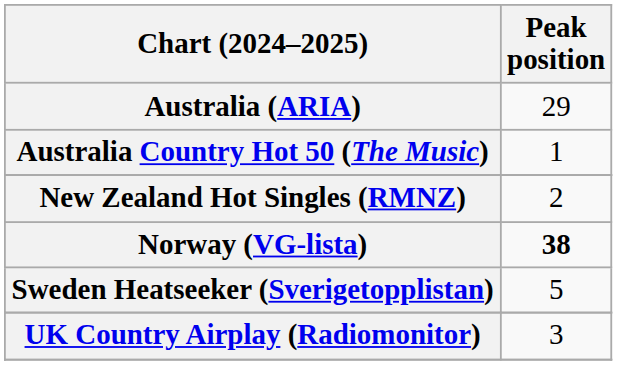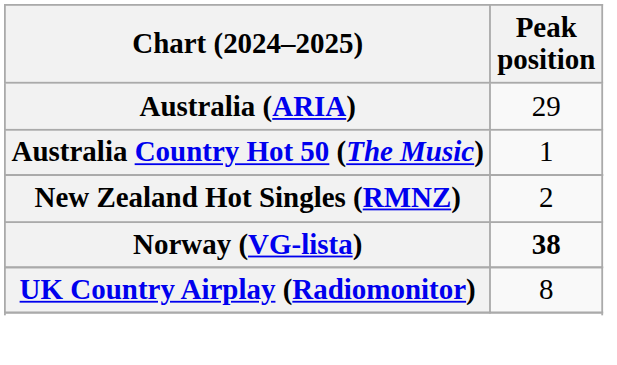- row: (253, 289)
(556, 335) 3 -> (546, 289) 8
